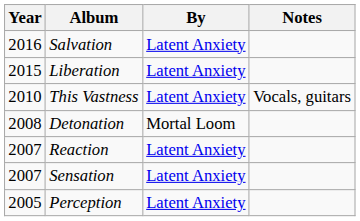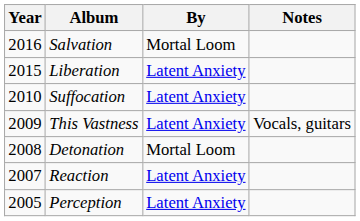(196, 44) Latent Anxiety -> (191, 44) Mortal Loom
+ row: (87, 96)
(25, 96) 2010 -> (25, 123) 2009
- row: (82, 176)
